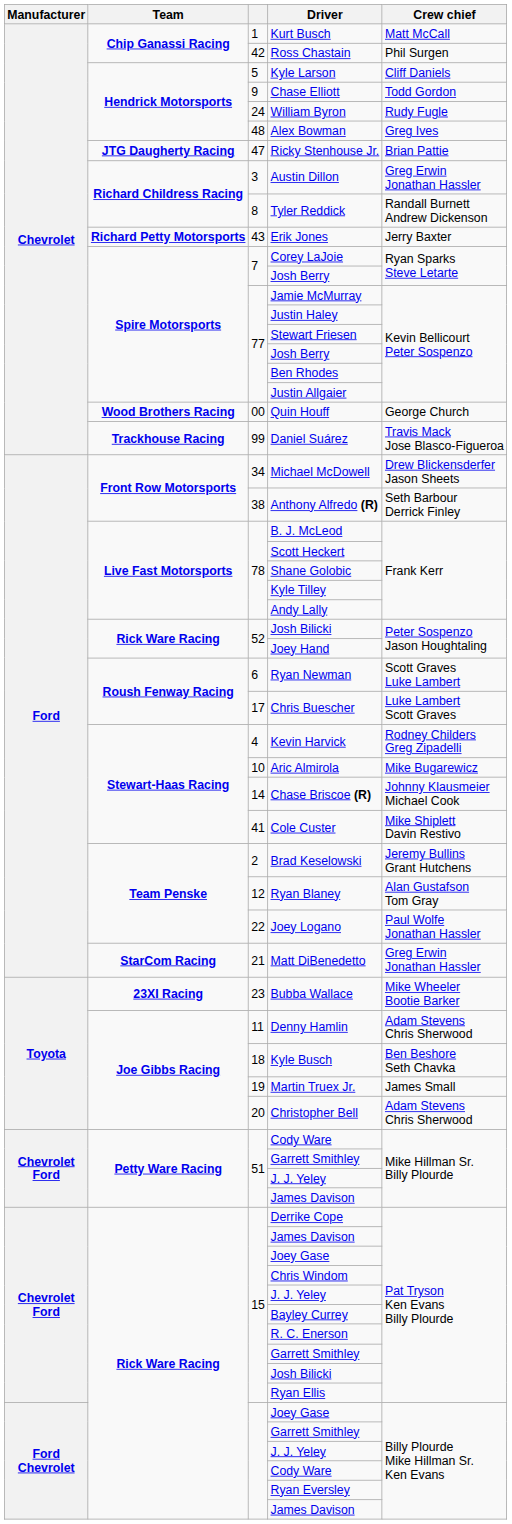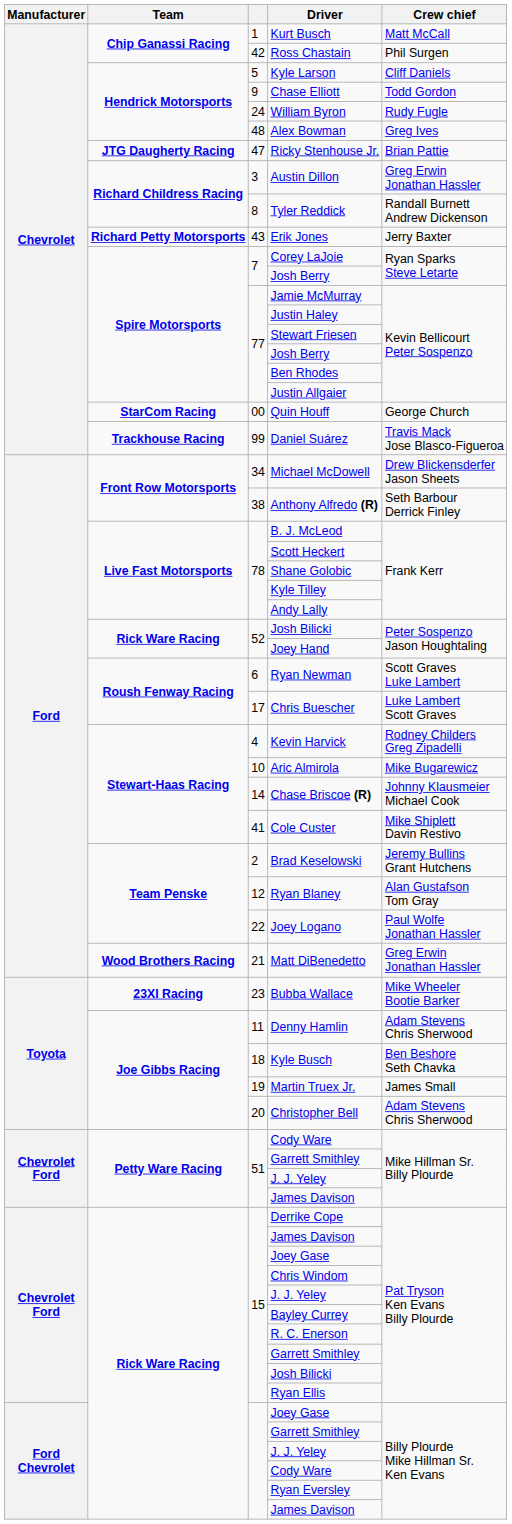(168, 412) Wood Brothers Racing -> (168, 412) StarCom Racing
(168, 960) StarCom Racing -> (168, 960) Wood Brothers Racing
